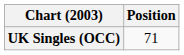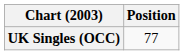(151, 38) 71 -> (151, 38) 77
